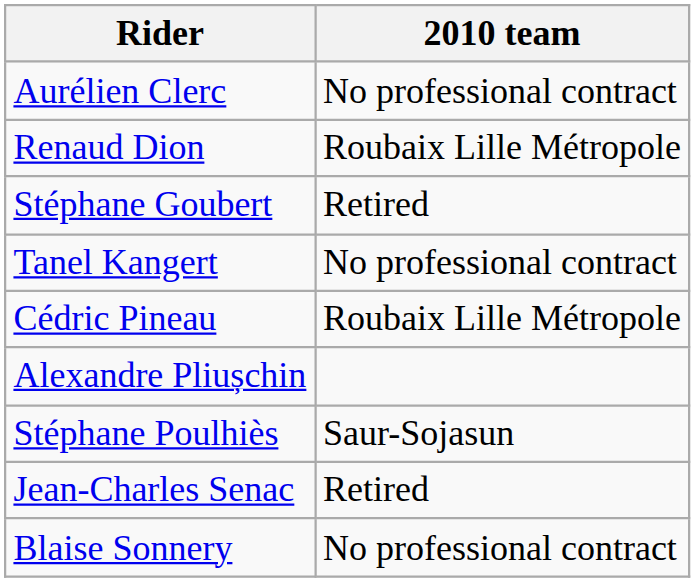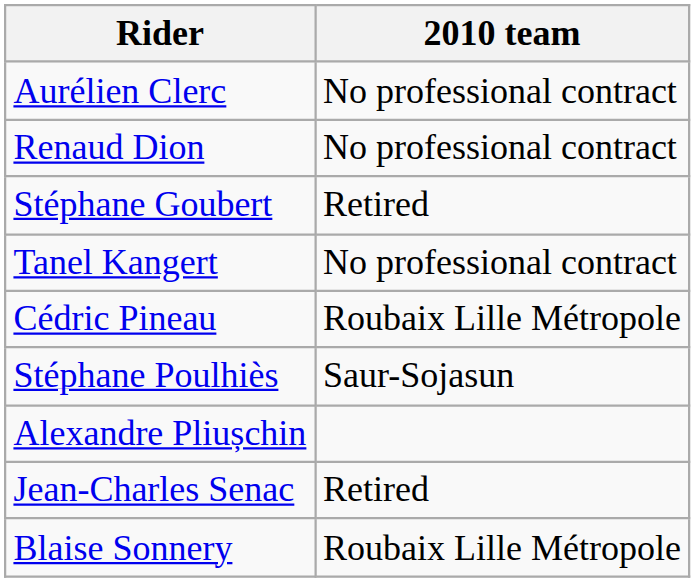(502, 147) Roubaix Lille Métropole -> (500, 147) No professional contract
rows swapped: (160, 375) <-> (146, 432)
(500, 546) No professional contract -> (502, 546) Roubaix Lille Métropole
